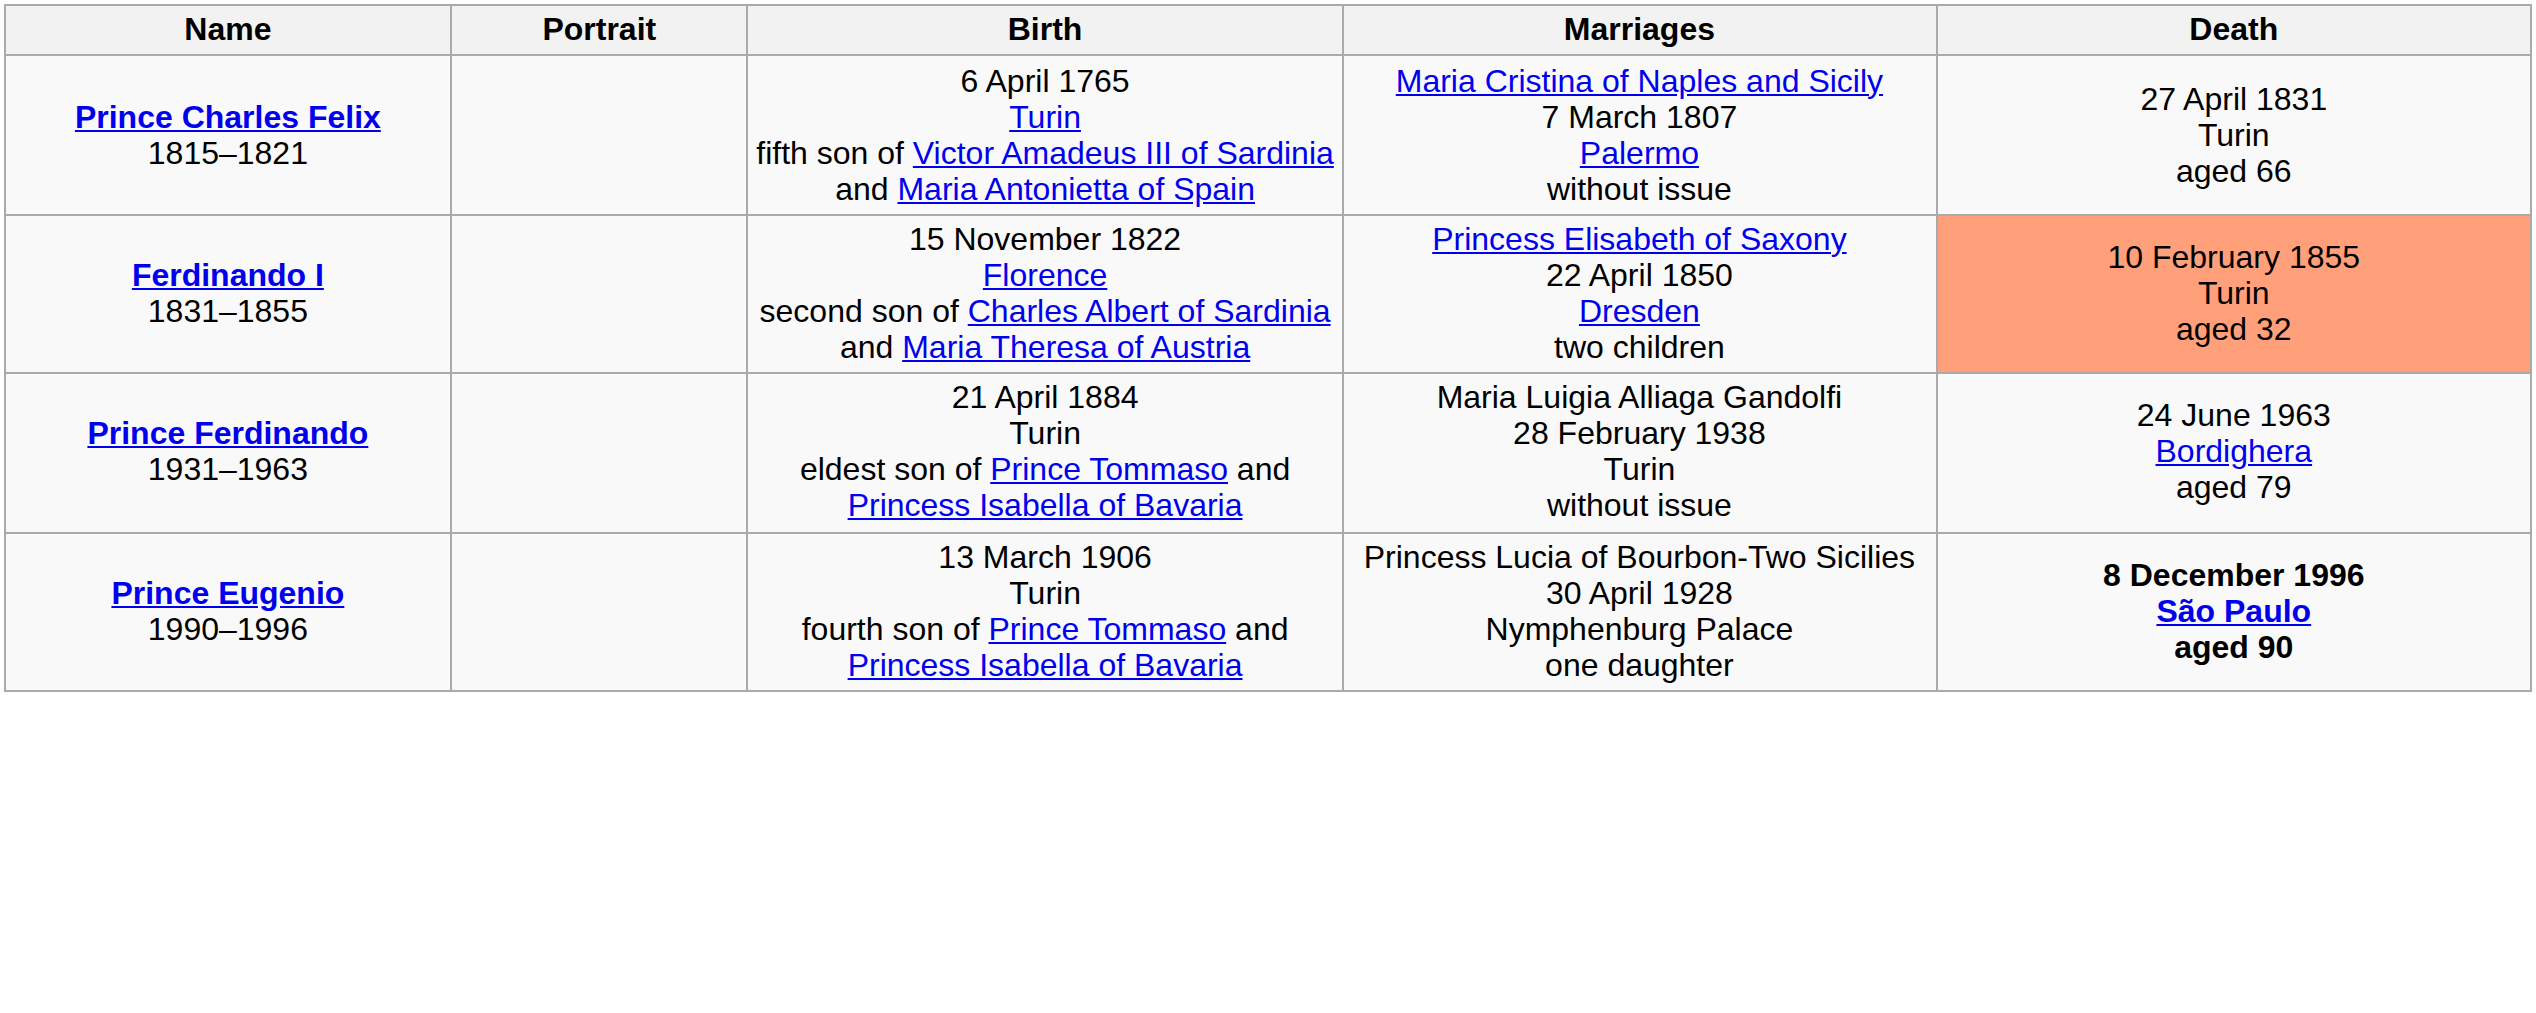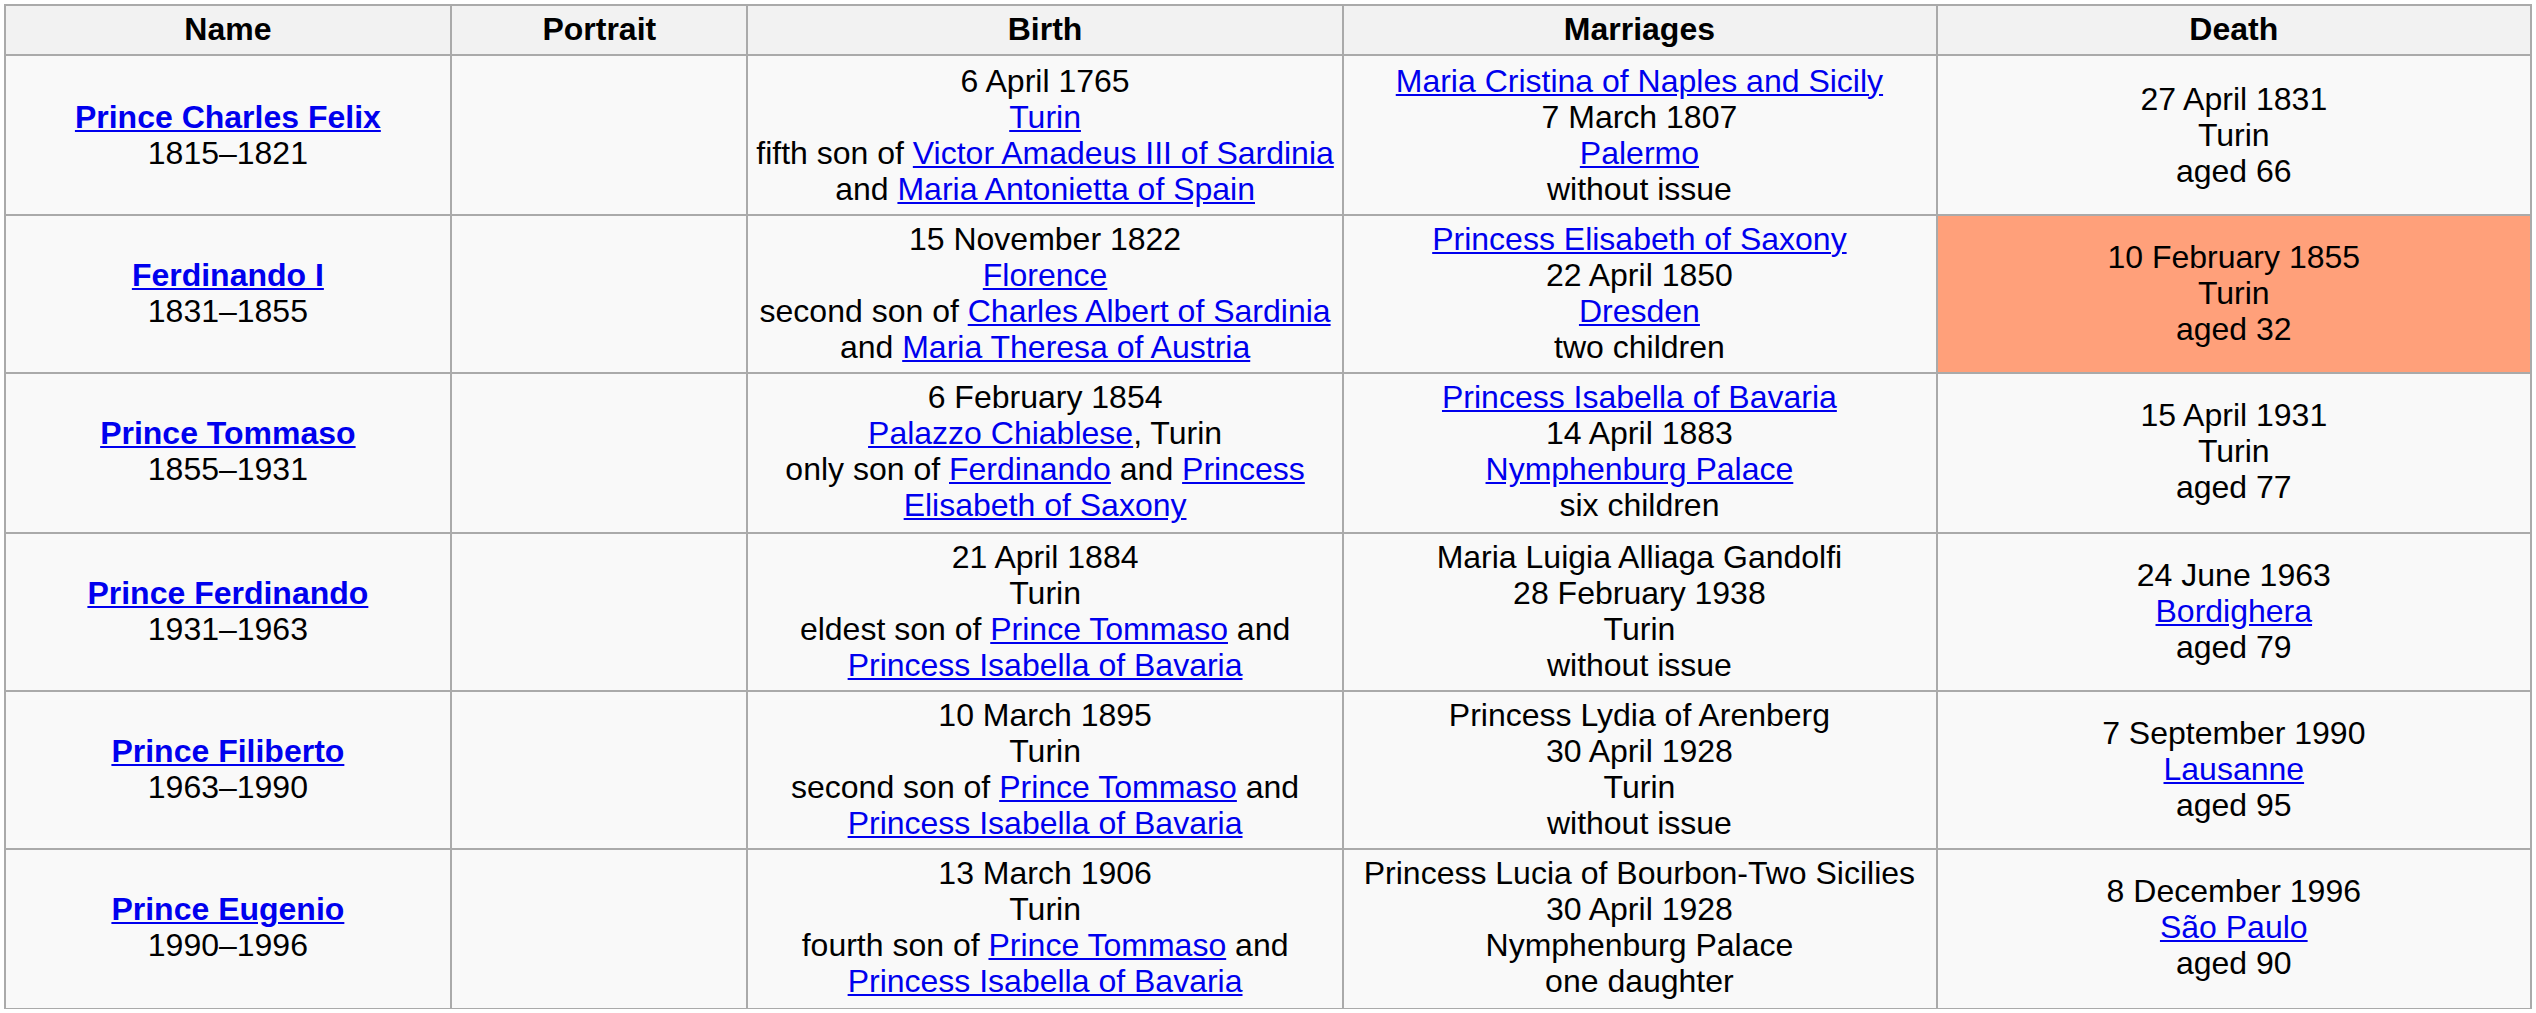+ row: (228, 452)
+ row: (228, 769)
(2234, 610) bold -> (2234, 928) normal
